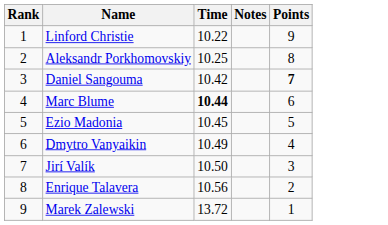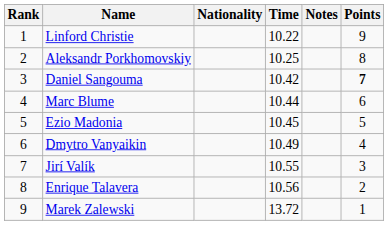+ column: (230, 15)
(213, 101) bold -> (284, 101) normal
(213, 166) 10.50 -> (284, 166) 10.55
